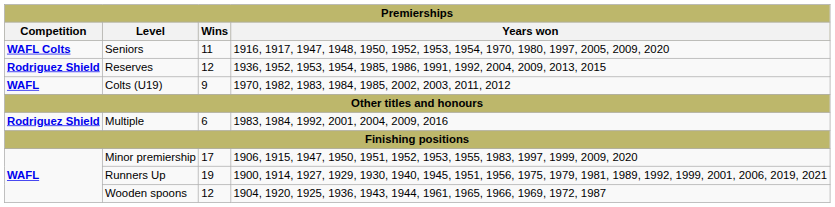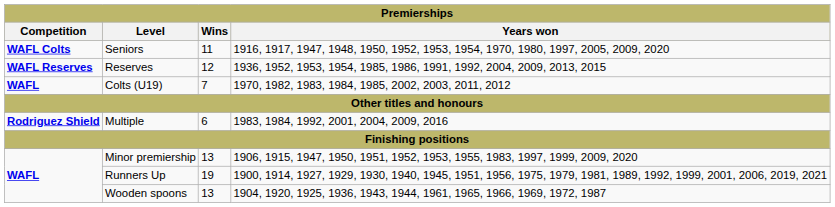(53, 67) Rodriguez Shield -> (50, 67) WAFL Reserves
(204, 85) 9 -> (204, 85) 7
(207, 157) 17 -> (207, 157) 13
(207, 193) 12 -> (207, 193) 13
